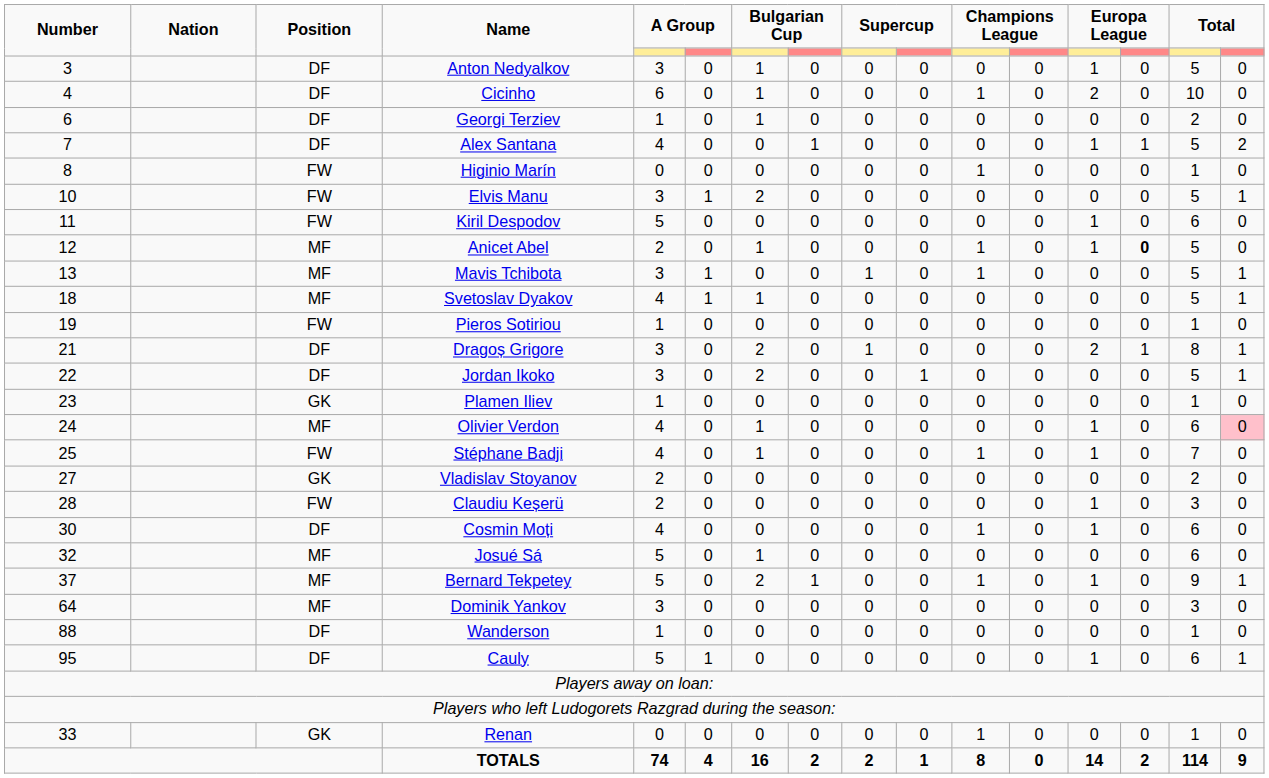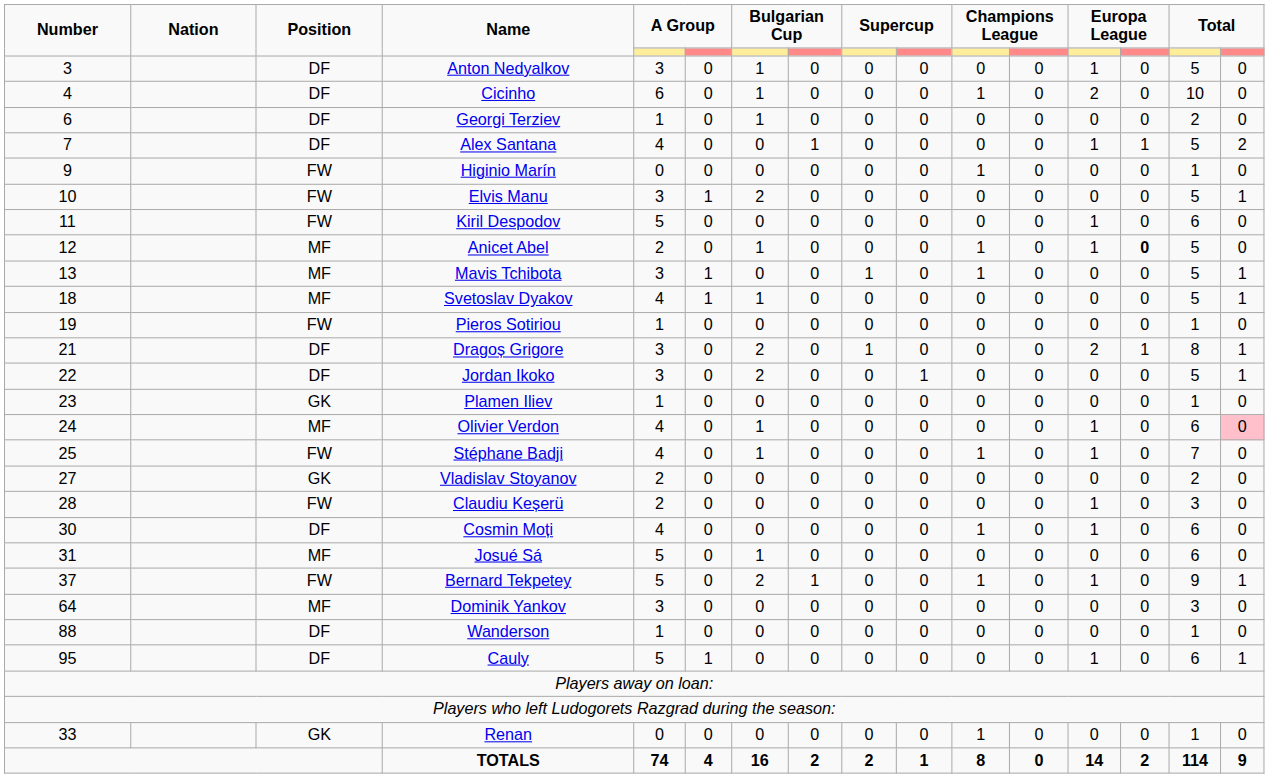(67, 171) 8 -> (67, 171) 9
(67, 555) 32 -> (67, 555) 31
(319, 581) MF -> (319, 581) FW
